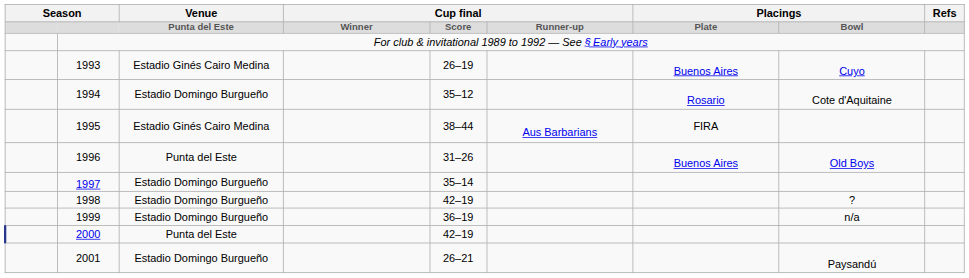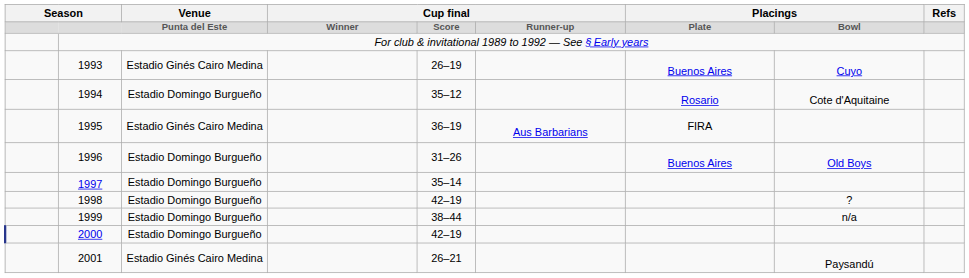(458, 126) 38–44 -> (446, 126) 36–19
(201, 158) Punta del Este -> (195, 158) Estadio Domingo Burgueño
(458, 217) 36–19 -> (446, 217) 38–44
(201, 235) Punta del Este -> (195, 235) Estadio Domingo Burgueño
(201, 258) Estadio Domingo Burgueño -> (195, 258) Estadio Ginés Cairo Medina
